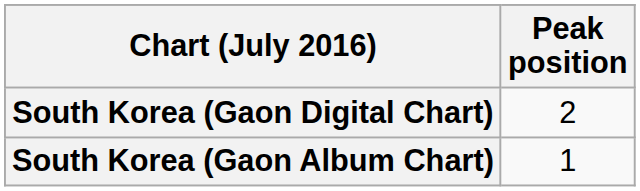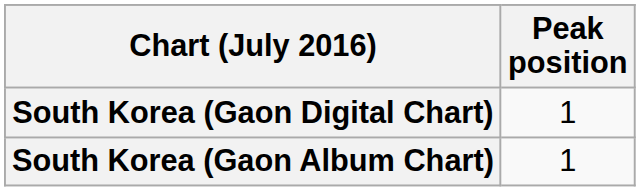(568, 112) 2 -> (568, 112) 1
